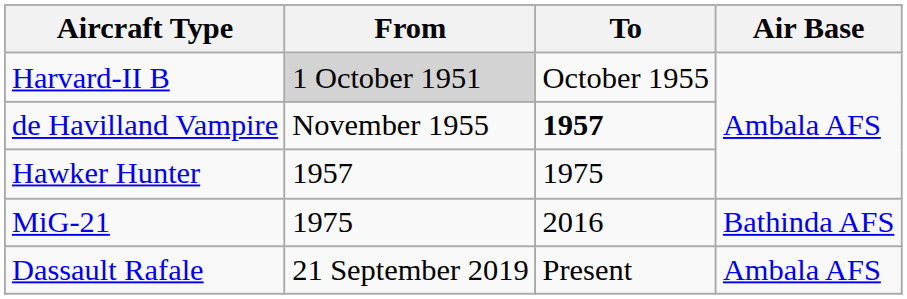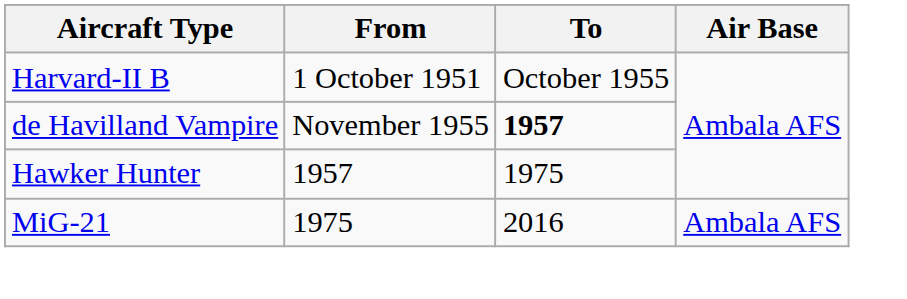(387, 76) lightgrey background -> (387, 76) no background
(809, 221) Bathinda AFS -> (762, 221) Ambala AFS
- row: (108, 269)
